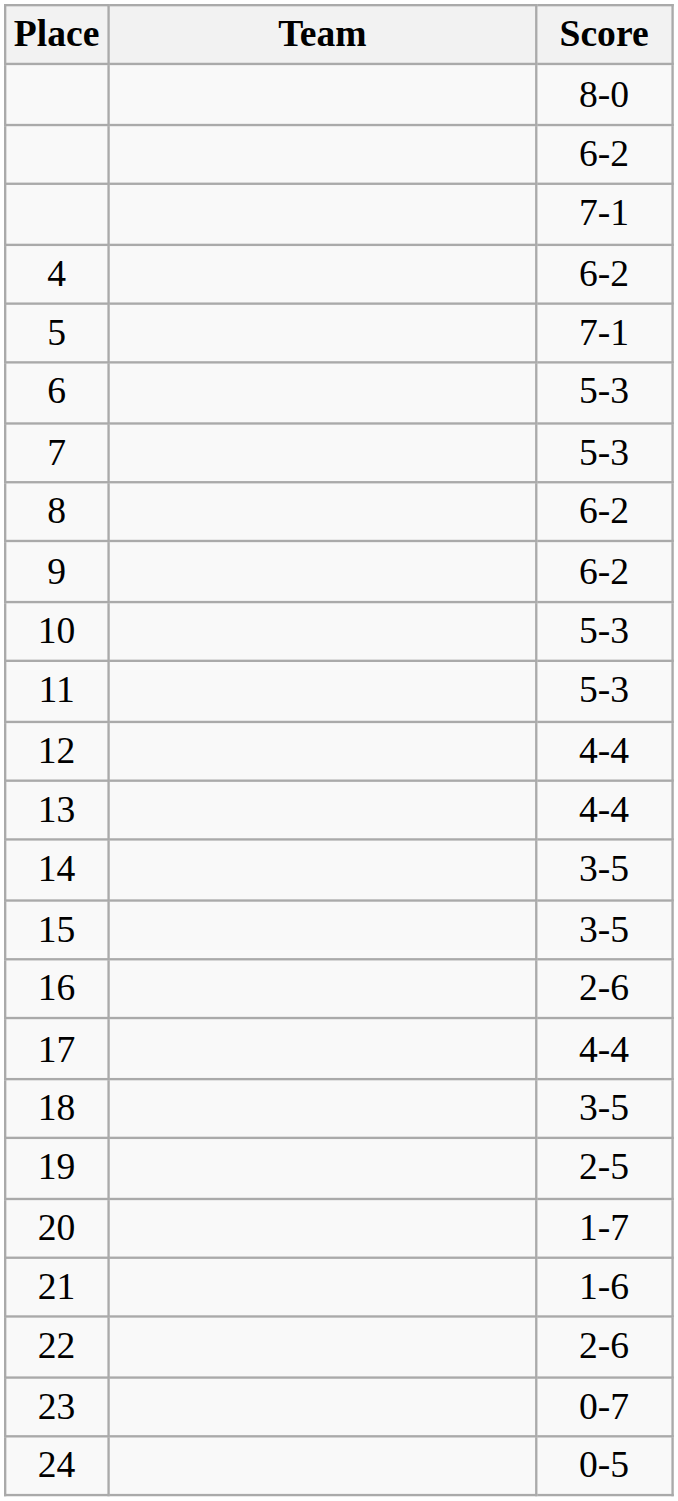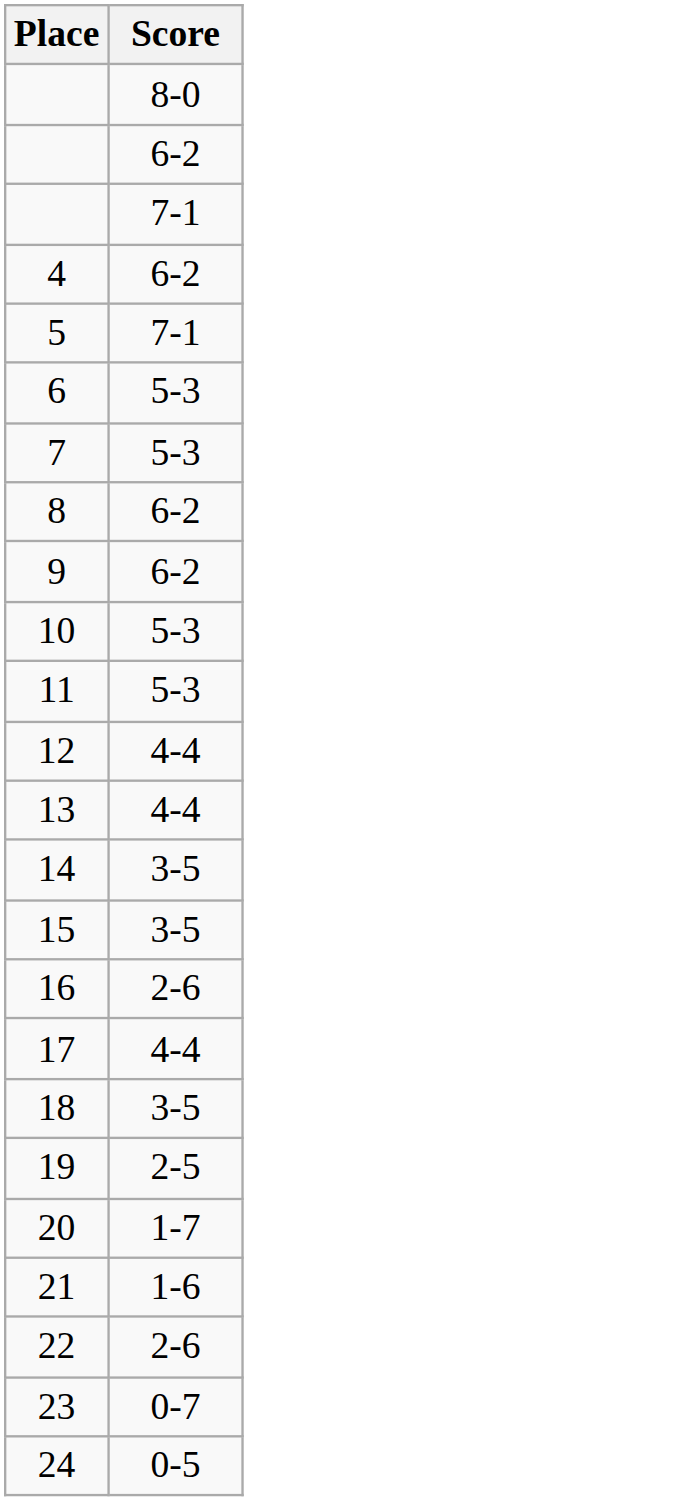- column: (322, 34)
